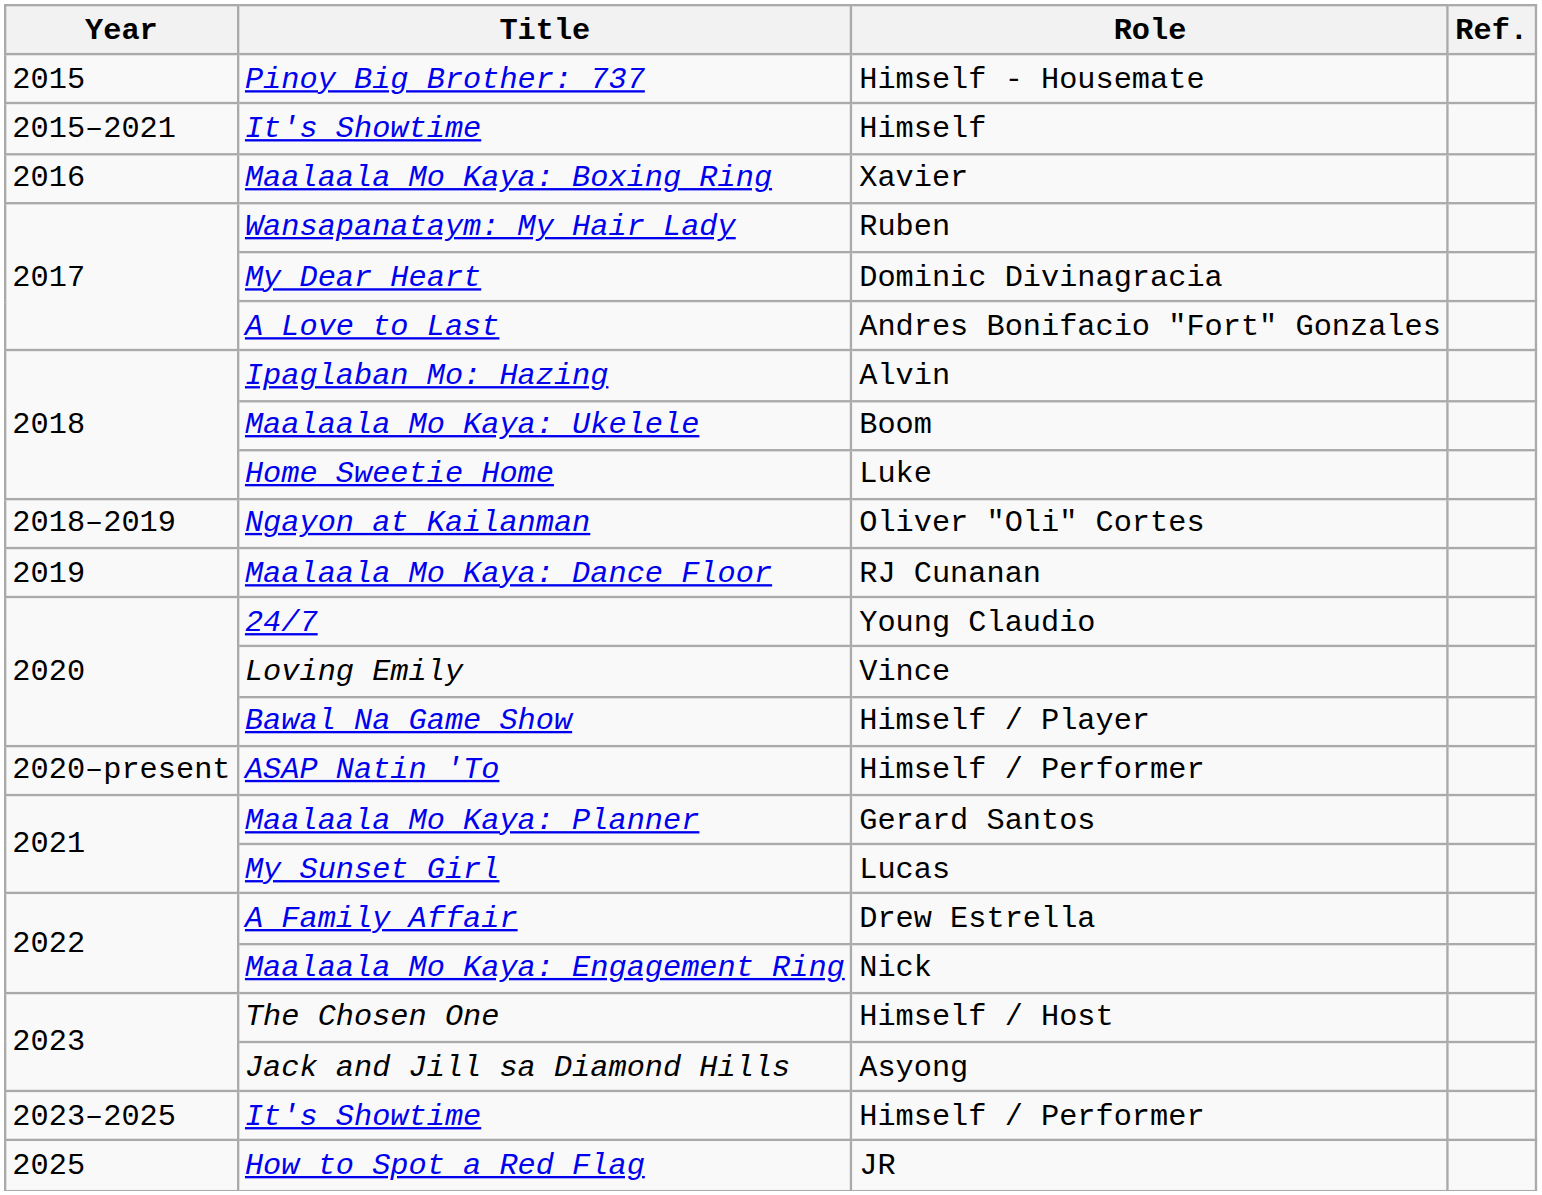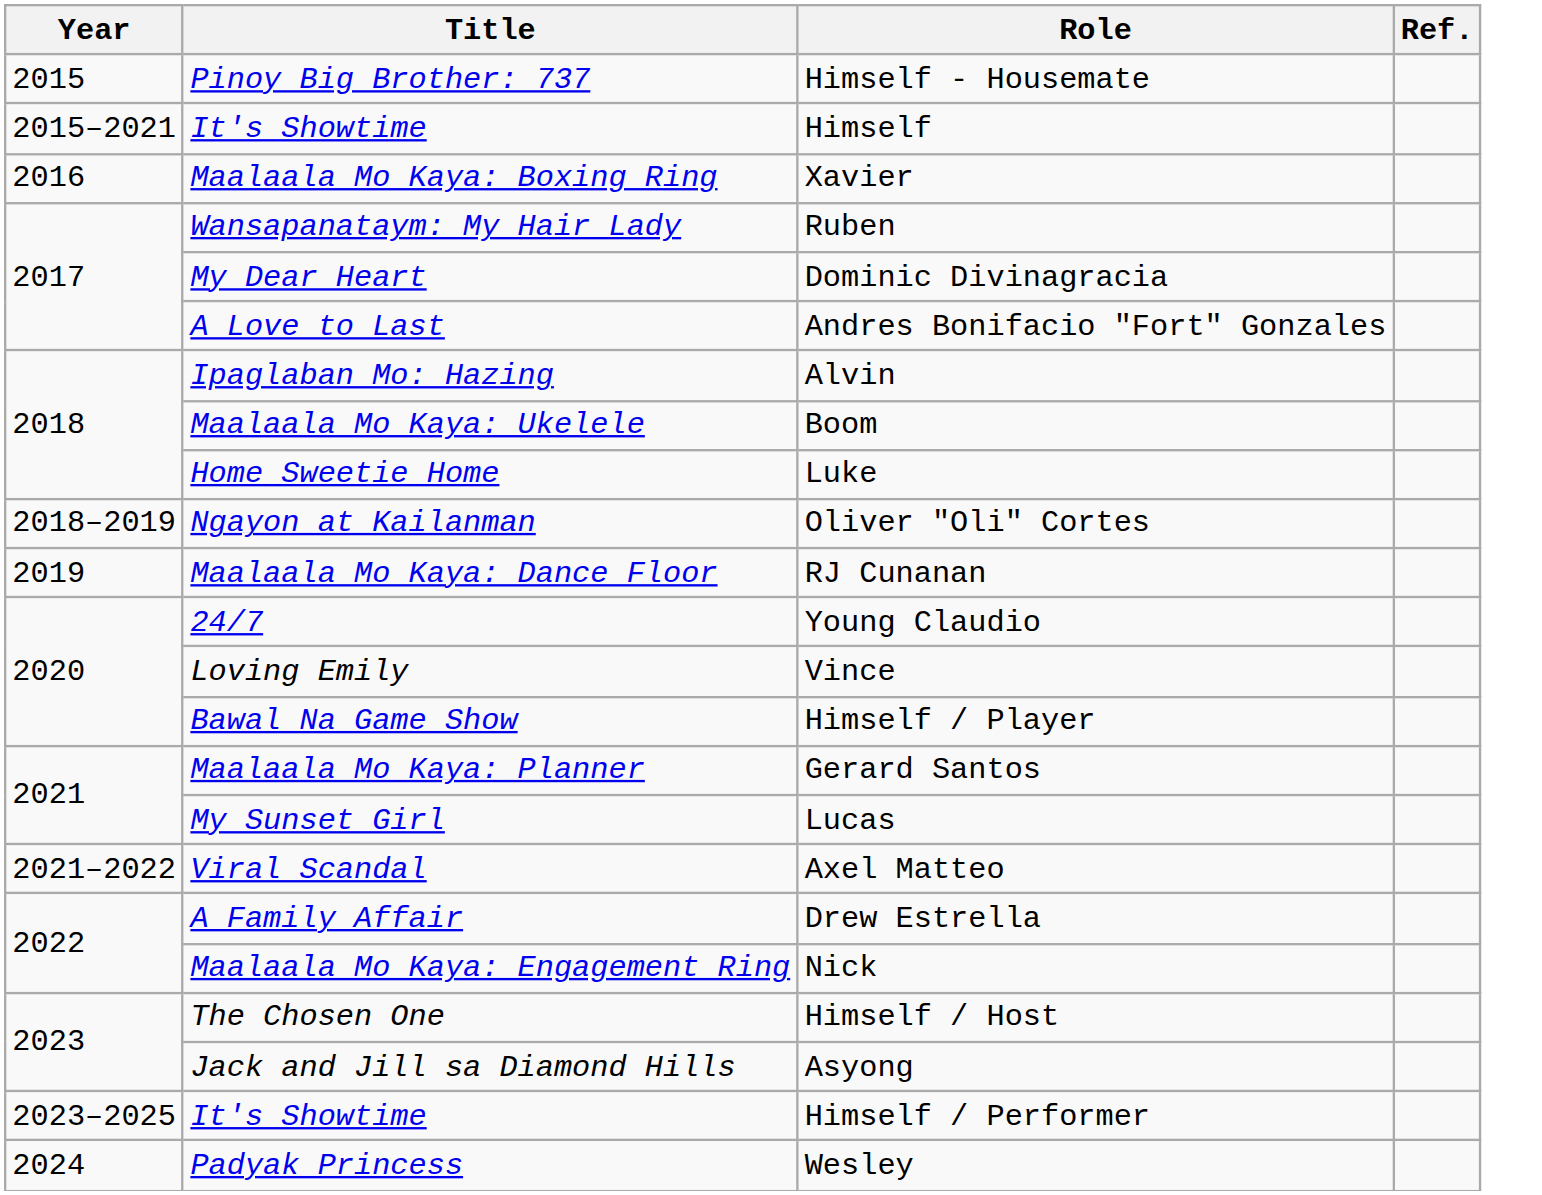- row: (372, 770)
+ row: (309, 869)
+ row: (327, 1165)
- row: (445, 1165)
